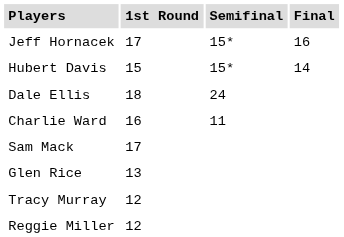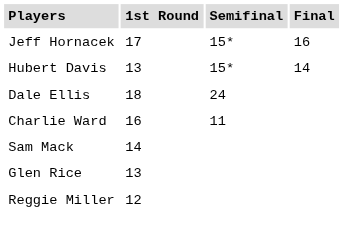(133, 69) 15 -> (133, 69) 13
(133, 147) 17 -> (133, 147) 14
- row: (57, 200)
